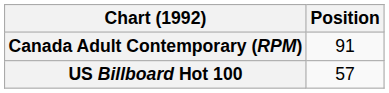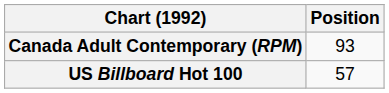(345, 46) 91 -> (345, 46) 93
